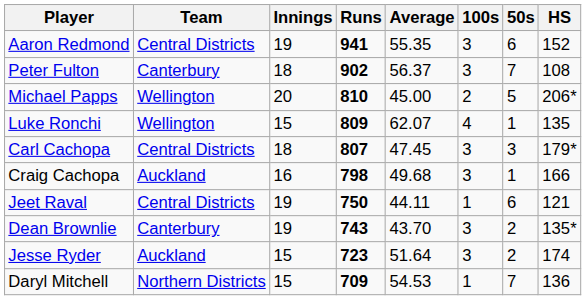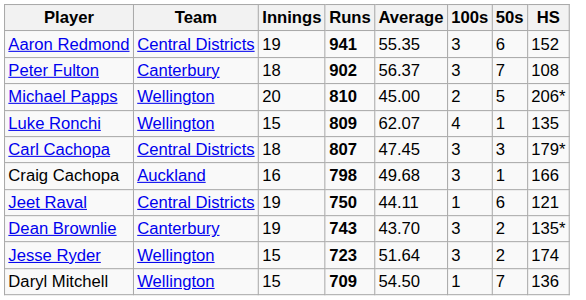(171, 255) Auckland -> (176, 255) Wellington
(201, 281) Northern Districts -> (176, 281) Wellington
(410, 281) 54.53 -> (399, 281) 54.50
